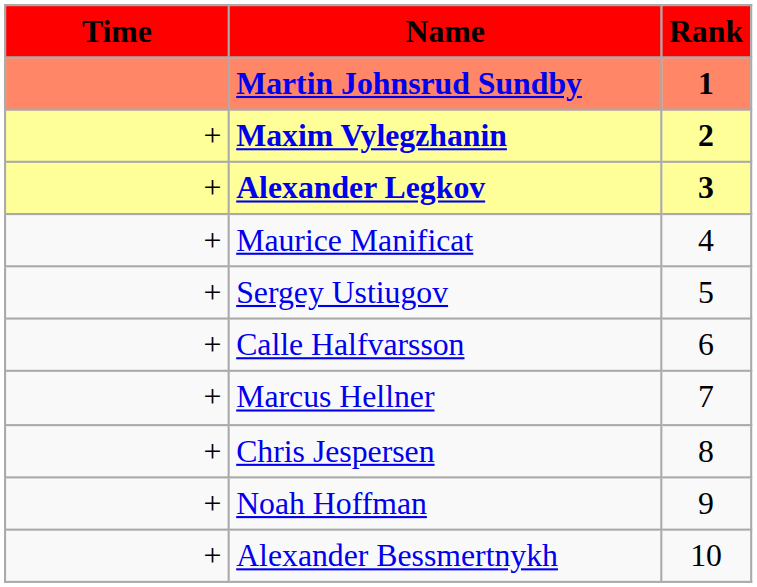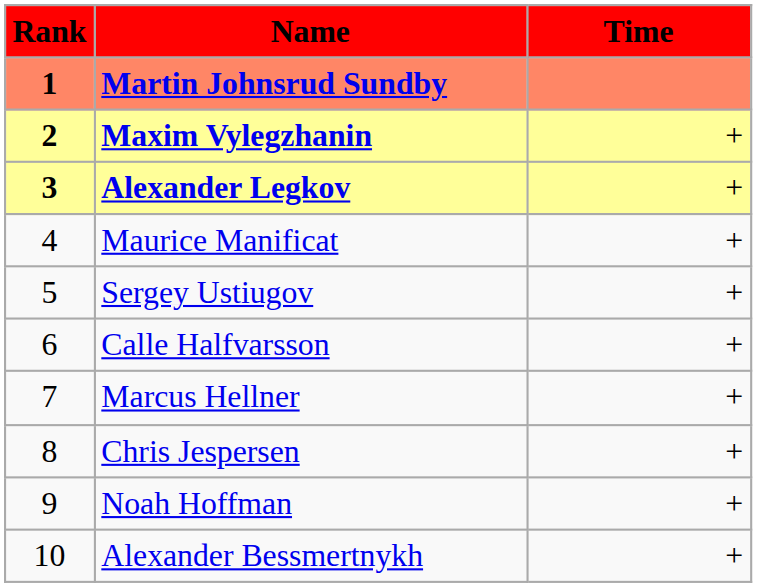columns swapped: (706, 30) <-> (117, 30)
